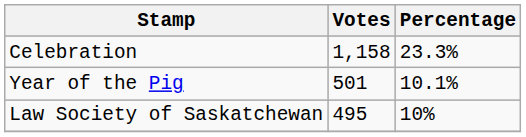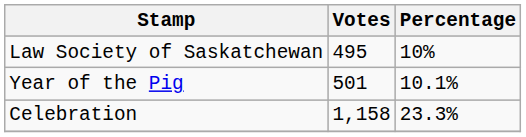rows swapped: (73, 52) <-> (166, 115)
